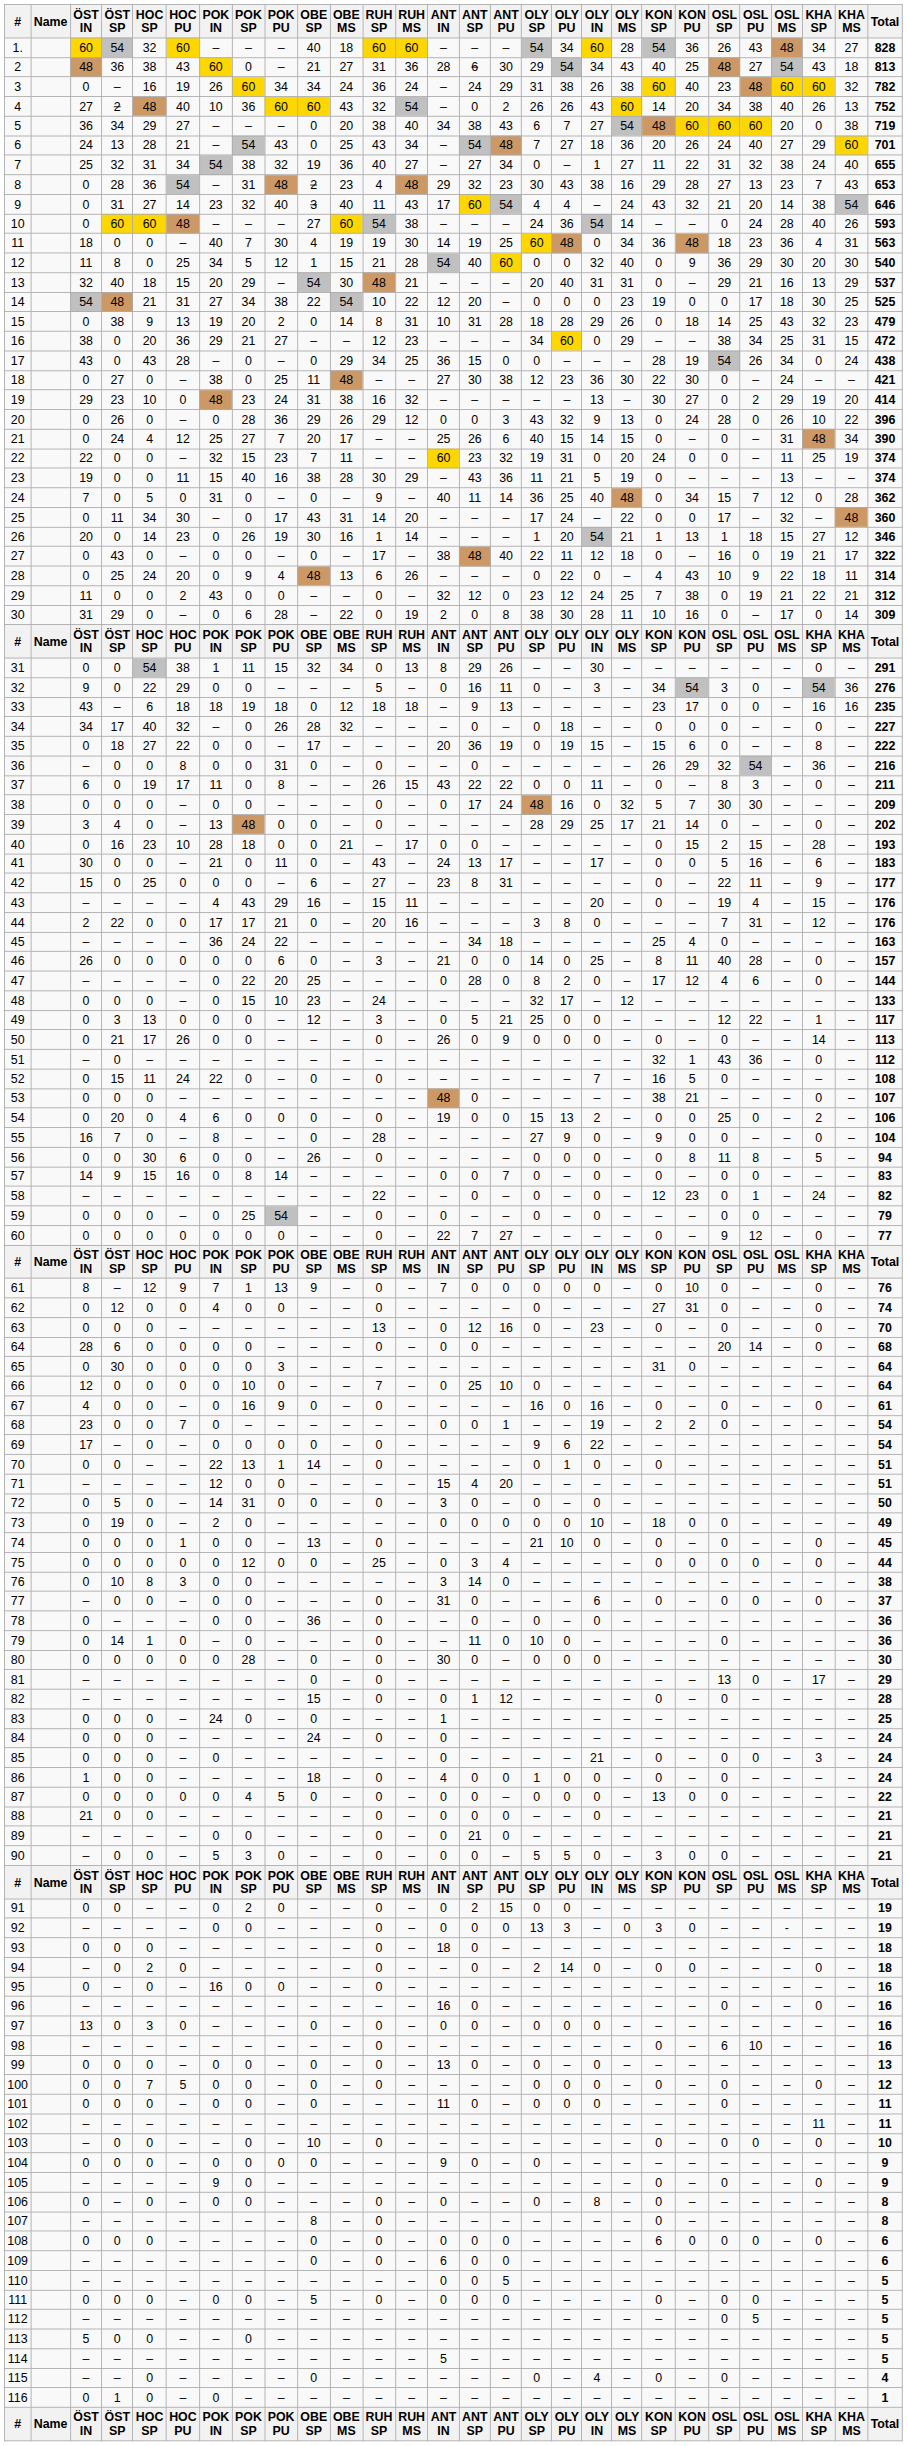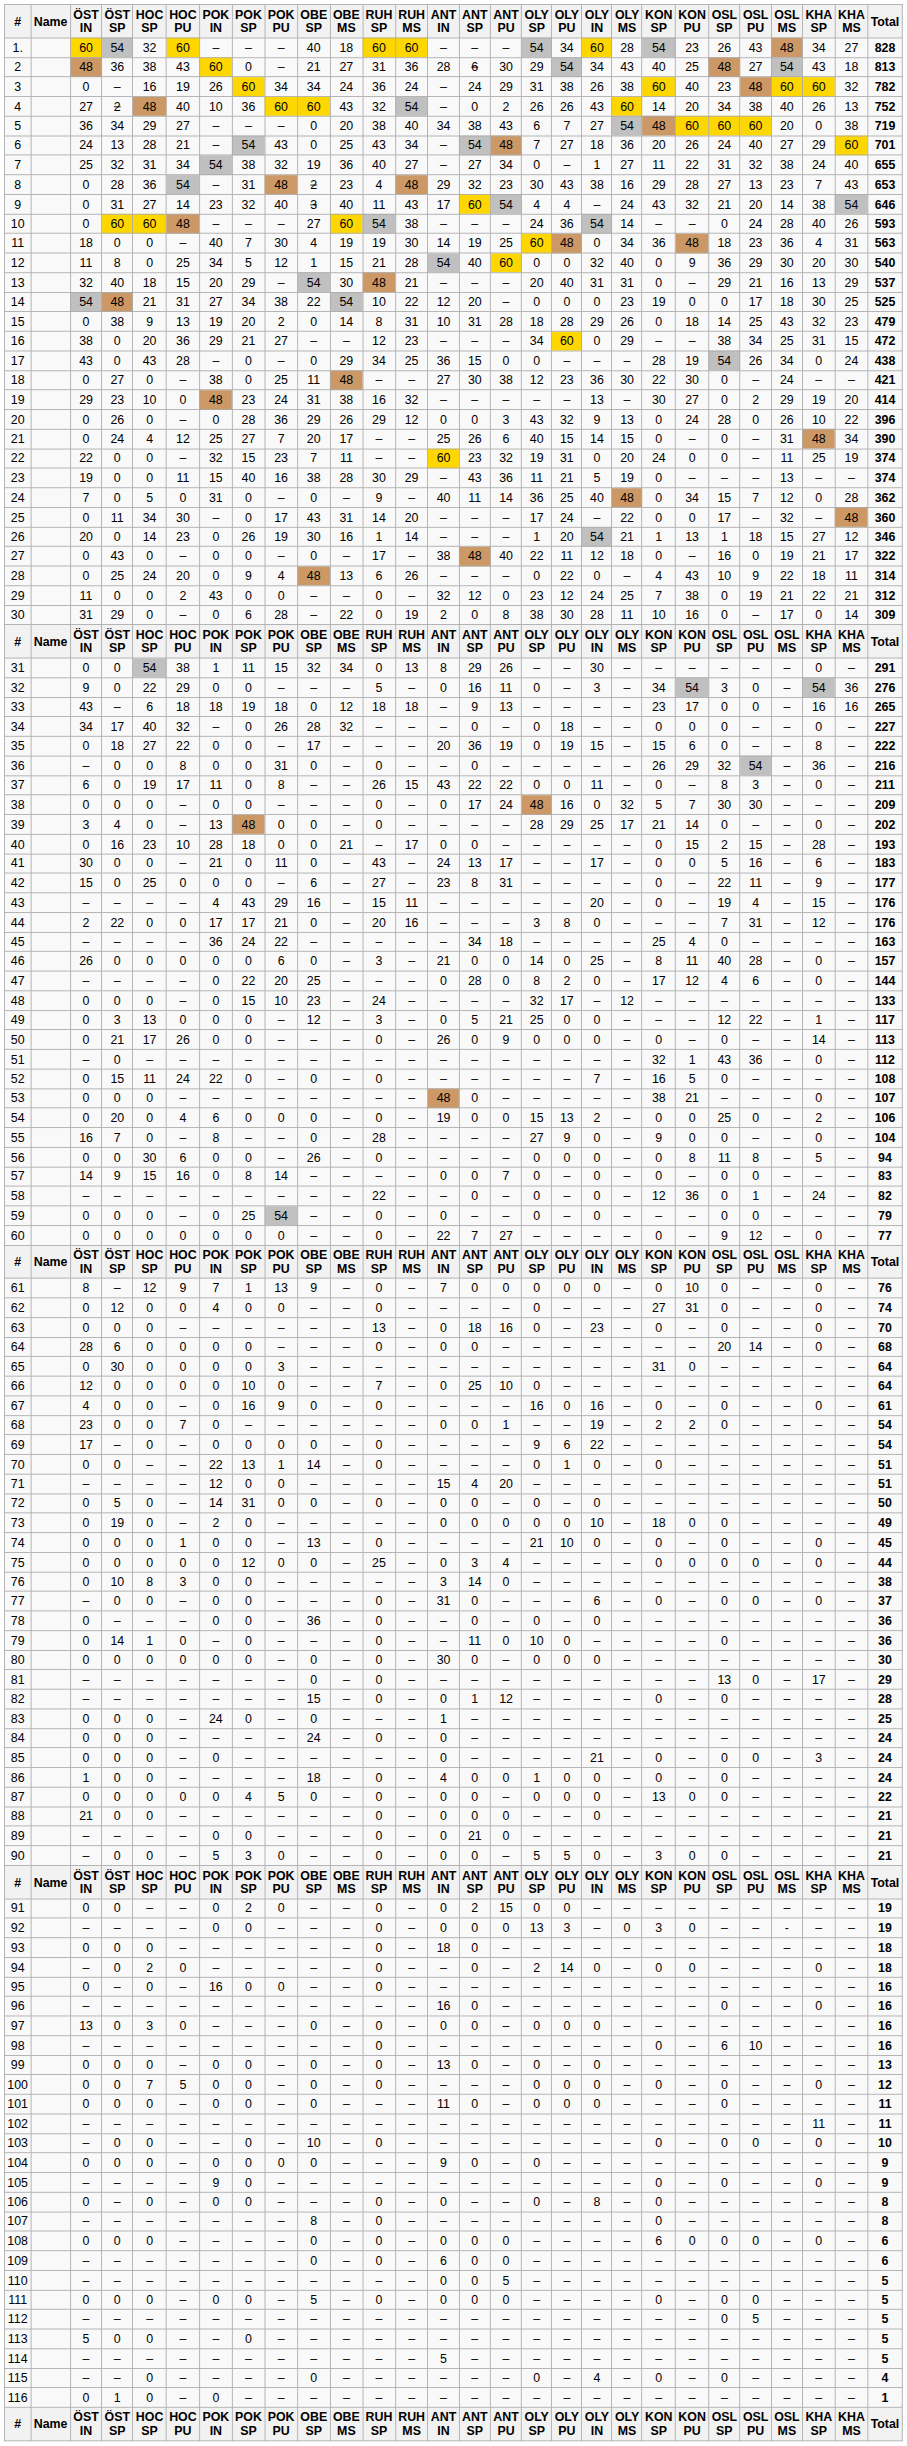(692, 48) 36 -> (692, 48) 23
(885, 707) 235 -> (885, 707) 265
(692, 1196) 23 -> (692, 1196) 36
(475, 1328) 12 -> (475, 1328) 18
(444, 1504) 3 -> (444, 1504) 0
(248, 1660) 28 -> (248, 1660) 0
